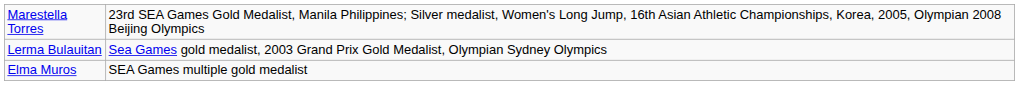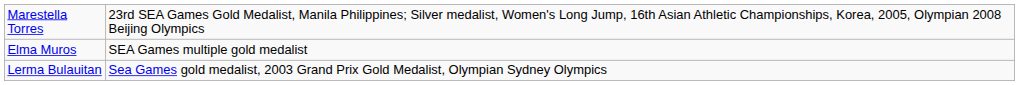rows swapped: (55, 49) <-> (42, 70)
